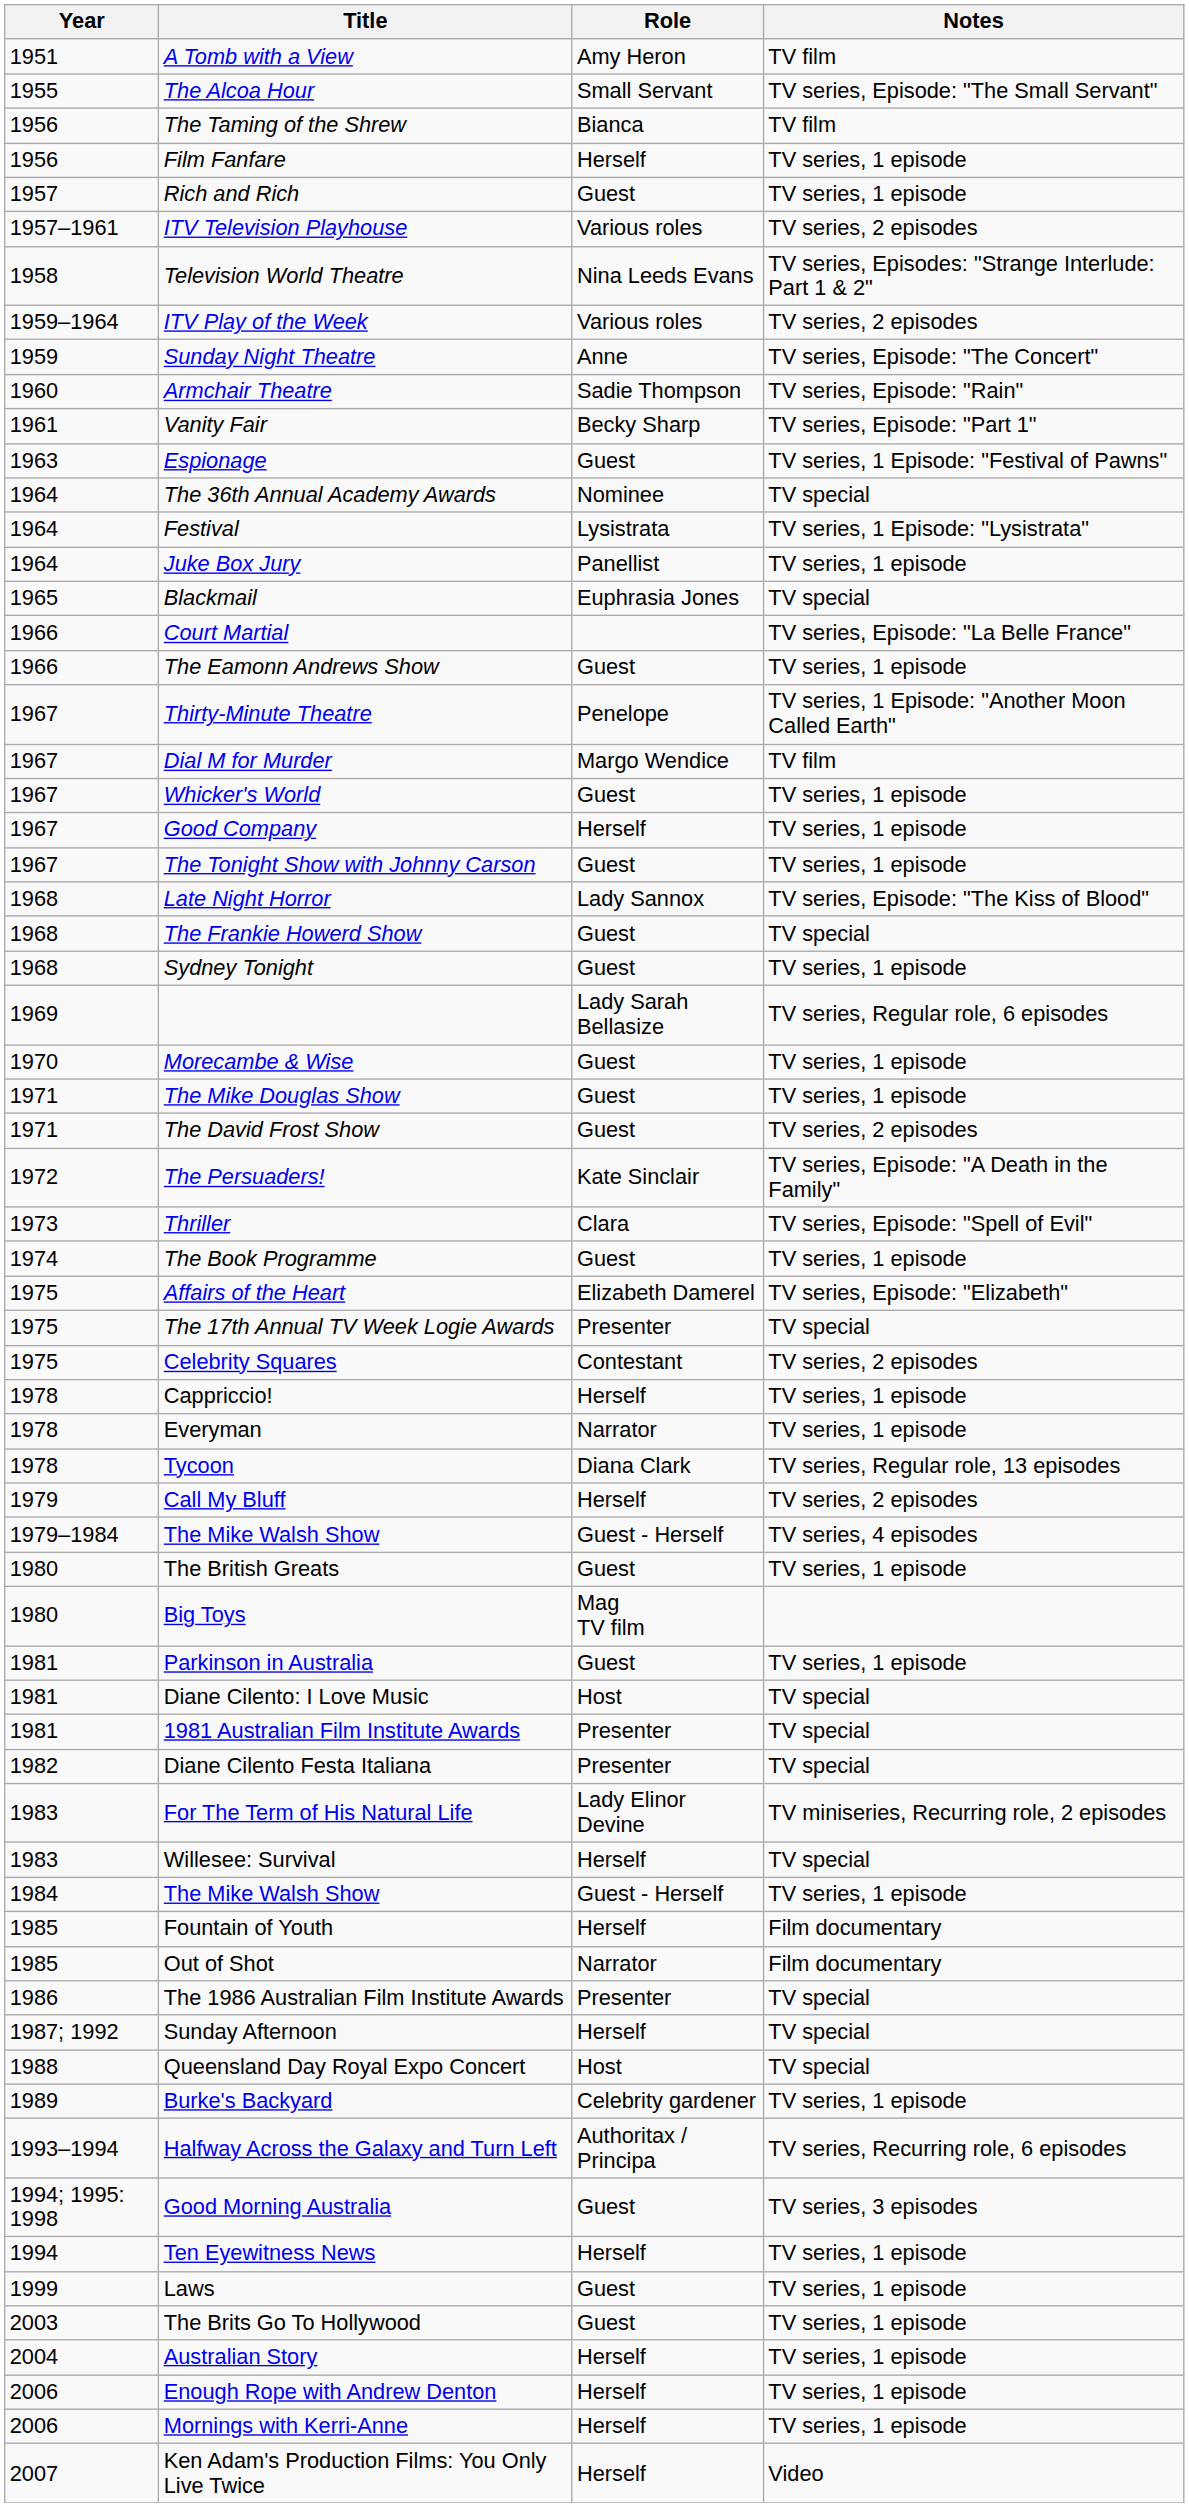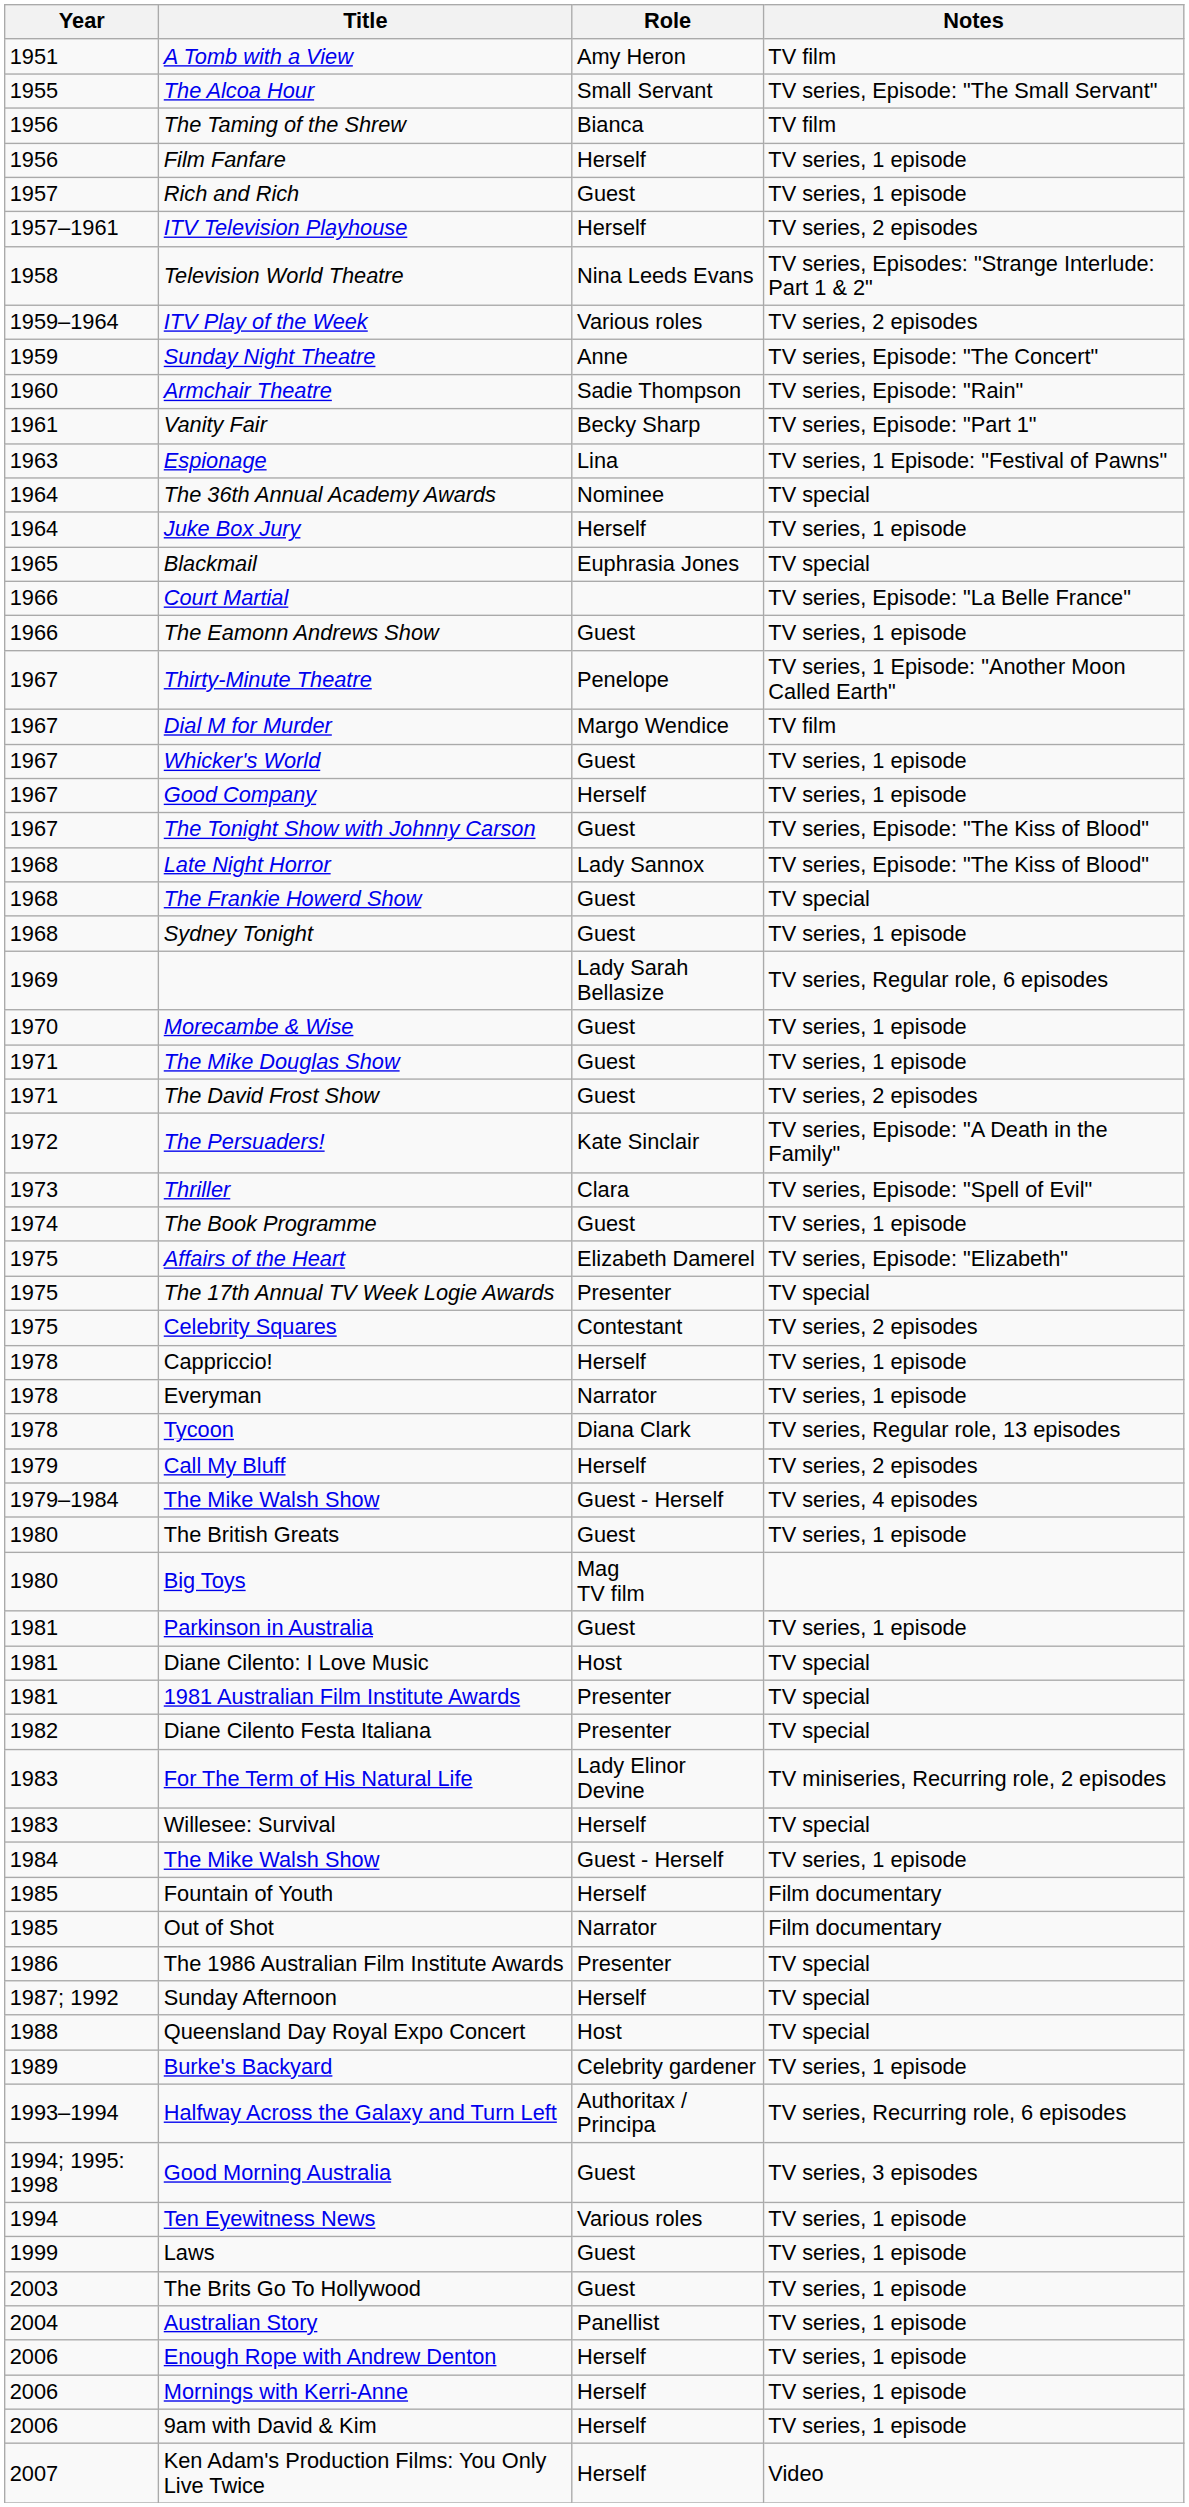(640, 228) Various roles -> (611, 228) Herself
(606, 460) Guest -> (598, 460) Lina
- row: (34, 529)
(618, 563) Panellist -> (611, 529) Herself
(868, 864) TV series, 1 episode -> (959, 829) TV series, Episode: "The Kiss of Blood"
(611, 2253) Herself -> (640, 2219) Various roles
(611, 2357) Herself -> (618, 2322) Panellist
+ row: (34, 2426)
